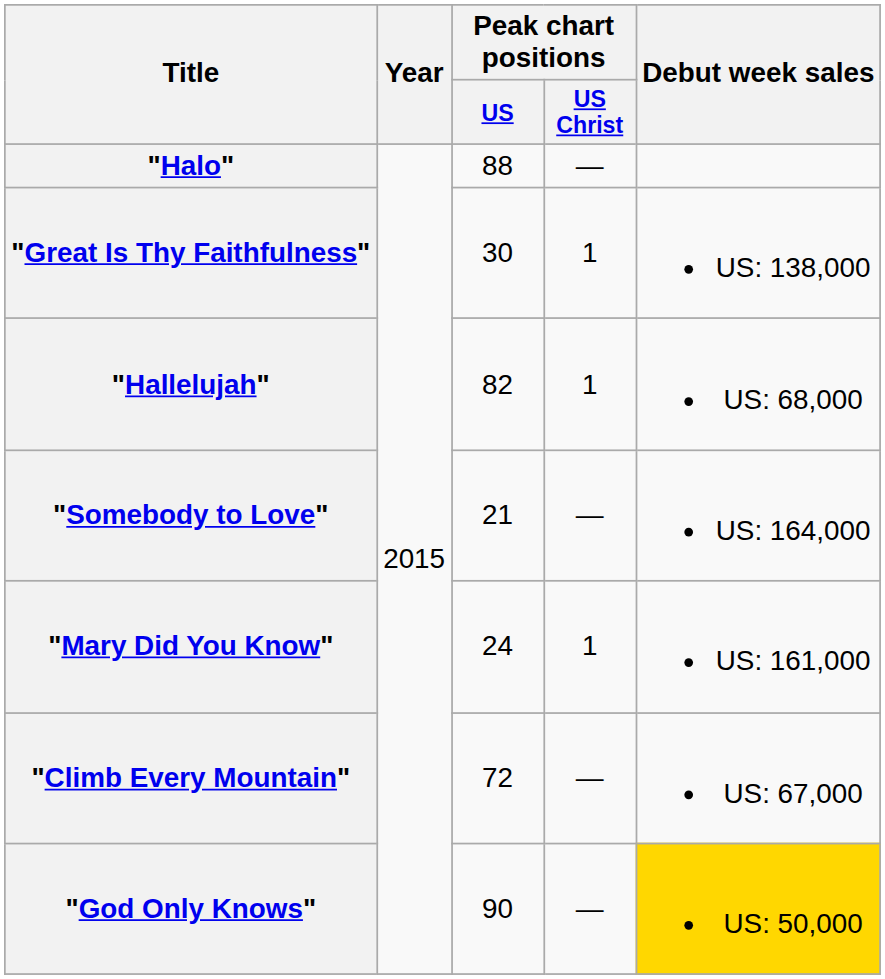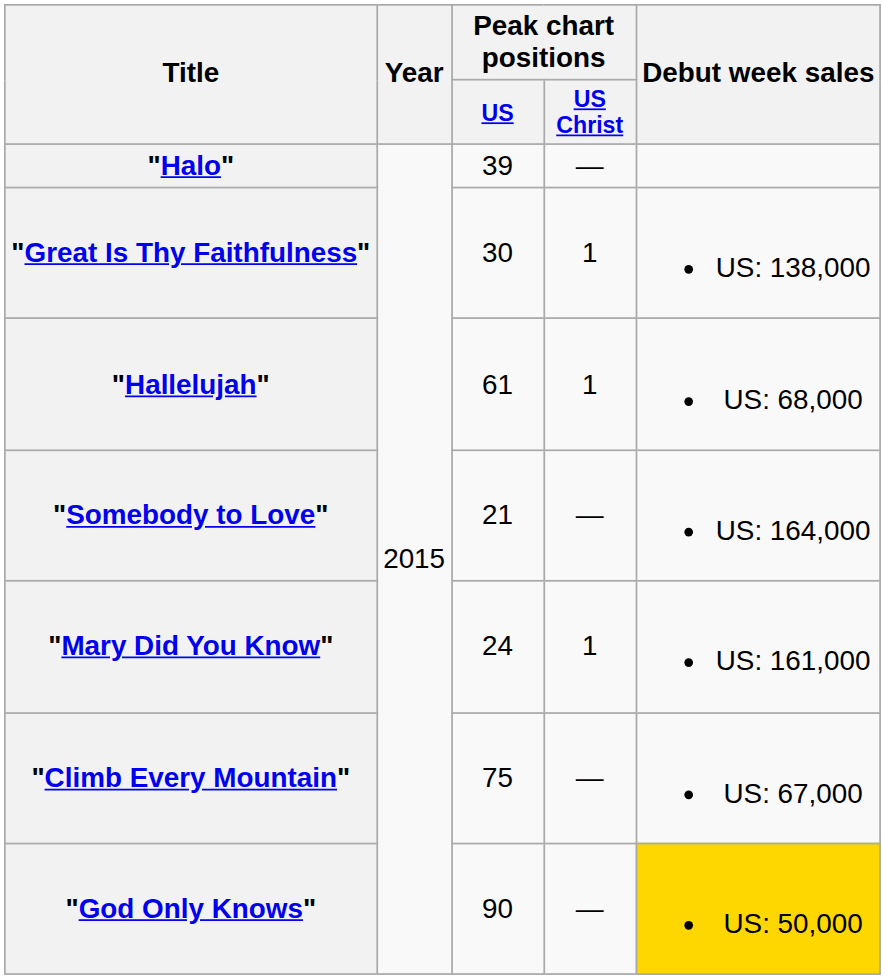(498, 165) 88 -> (498, 165) 39
(498, 384) 82 -> (498, 384) 61
(498, 777) 72 -> (498, 777) 75
